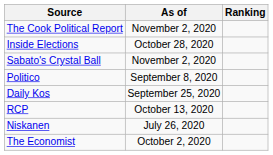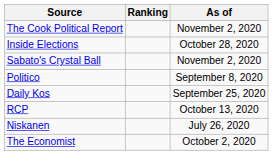columns swapped: (245, 12) <-> (174, 12)
